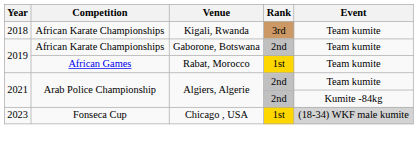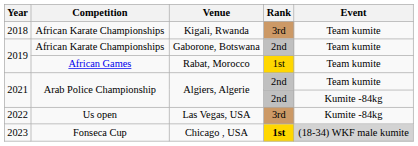+ row: (18, 116)
(279, 116) normal -> (279, 133) bold
